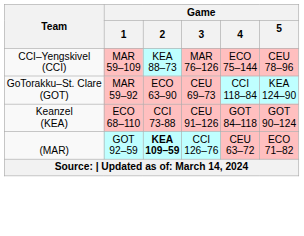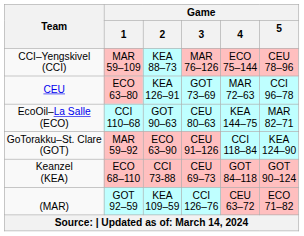+ row: (54, 90)
+ row: (54, 117)
(201, 90) CEU 69–73 -> (201, 145) CEU 91–126
(201, 117) CEU 91–126 -> (201, 173) CEU 69–73
(162, 145) bold -> (162, 201) normal
